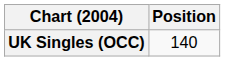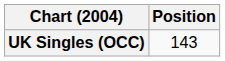(184, 42) 140 -> (184, 42) 143
